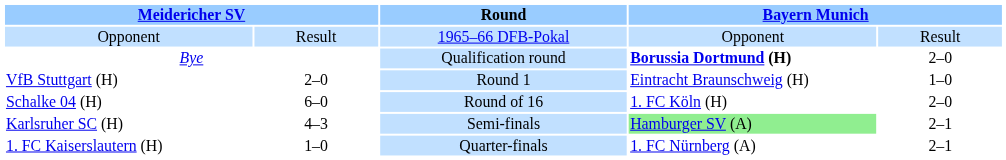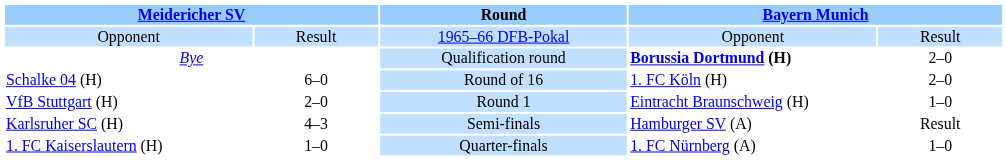rows swapped: (62, 80) <-> (54, 102)
(691, 123) lightgreen background -> (691, 123) no background
(940, 123) 2–1 -> (940, 123) Result
(940, 145) 2–1 -> (940, 145) 1–0
